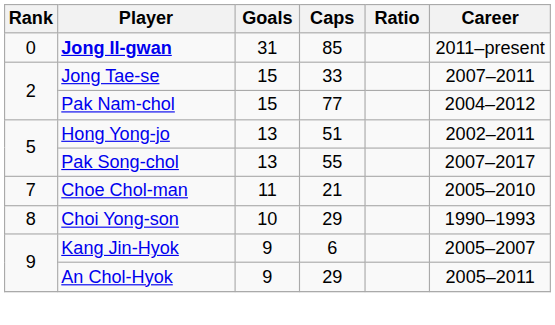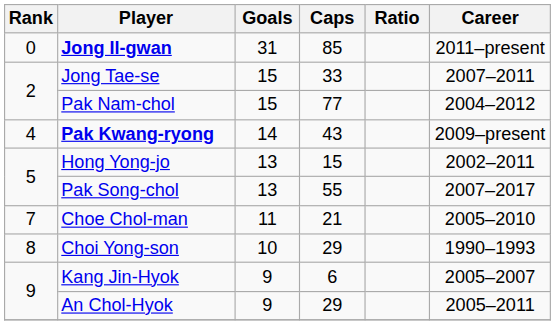+ row: (138, 133)
(332, 133) 51 -> (332, 162) 15
